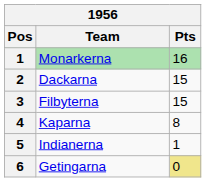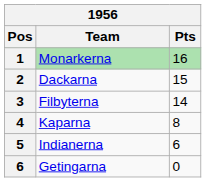(180, 101) 15 -> (180, 101) 14
(176, 144) 1 -> (176, 144) 6
(176, 166) khaki background -> (176, 166) no background
